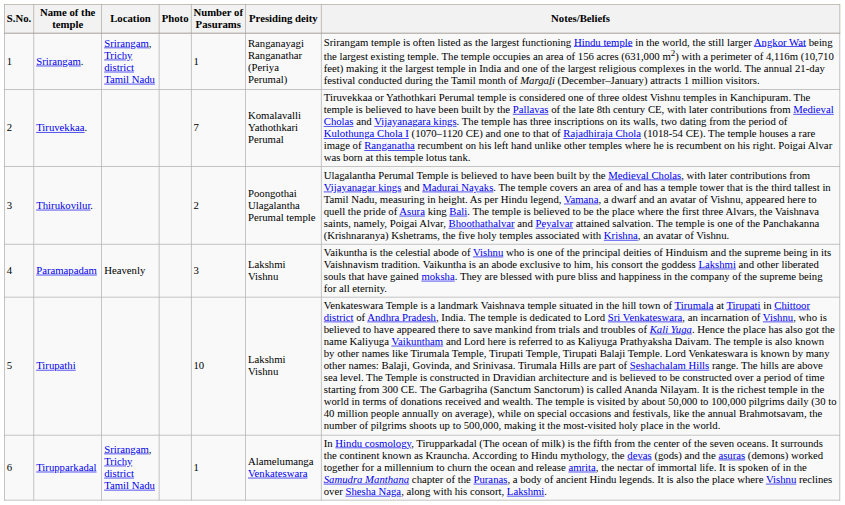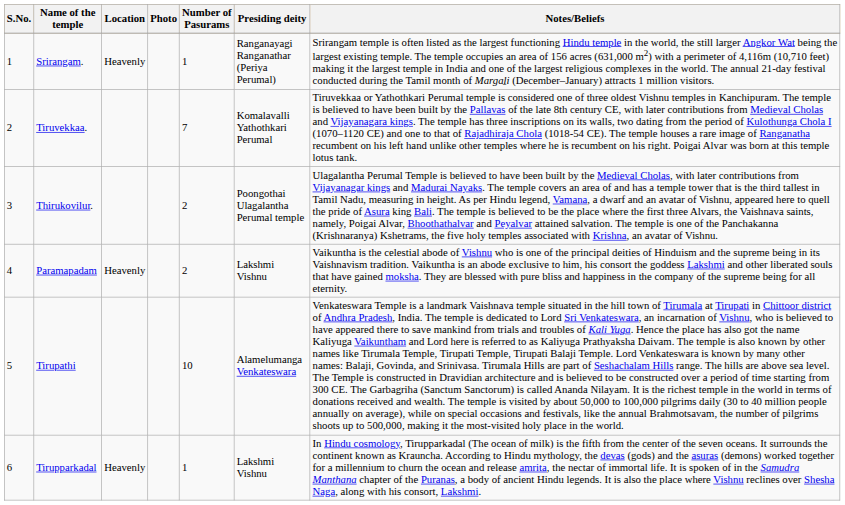(130, 61) Srirangam, Trichy district Tamil Nadu -> (125, 61) Heavenly
(196, 270) 3 -> (185, 270) 2
(267, 366) Lakshmi Vishnu -> (269, 366) Alamelumanga Venkateswara
(130, 467) Srirangam, Trichy district Tamil Nadu -> (125, 467) Heavenly
(281, 467) Alamelumanga Venkateswara -> (255, 467) Lakshmi Vishnu
